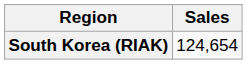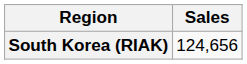(207, 45) 124,654 -> (207, 45) 124,656
